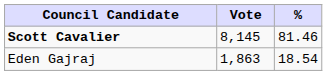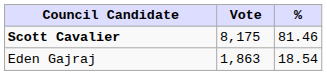(240, 37) 8,145 -> (240, 37) 8,175
